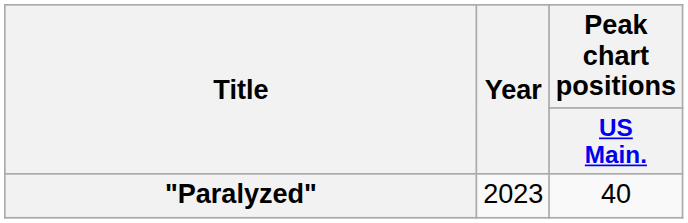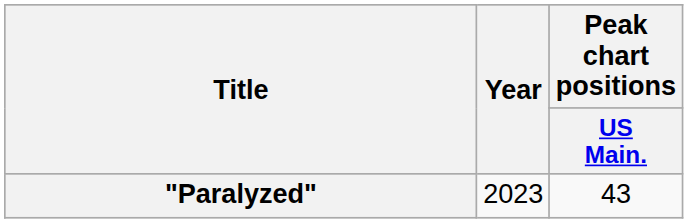(616, 195) 40 -> (616, 195) 43
